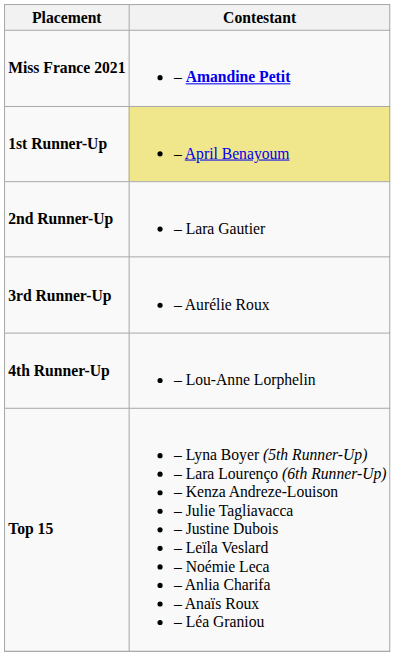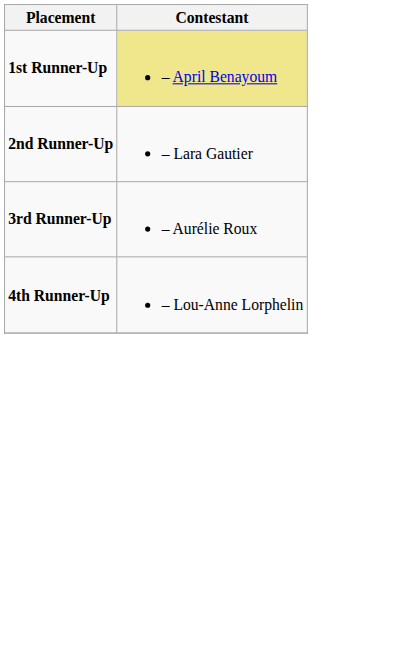- row: (67, 68)
- row: (31, 529)
